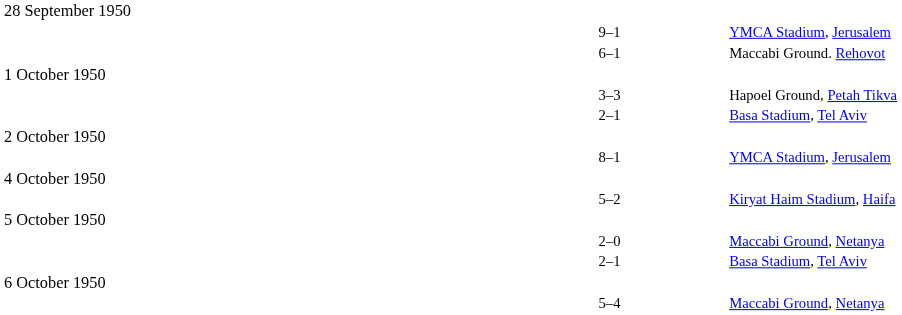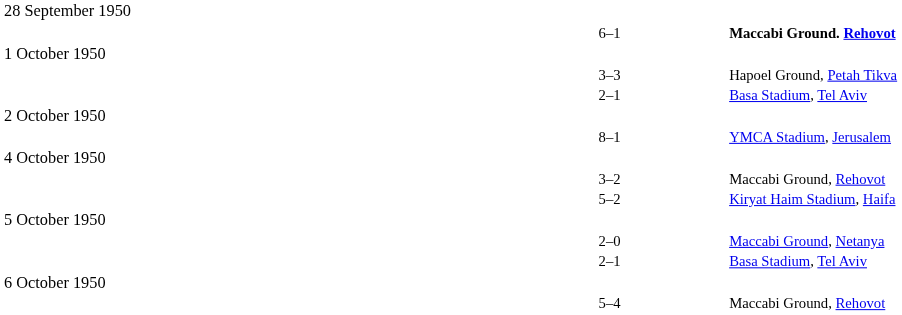- row: (255, 32)
(807, 53) normal -> (812, 33) bold
+ row: (255, 179)
(807, 303) Maccabi Ground, Netanya -> (807, 303) Maccabi Ground, Rehovot
